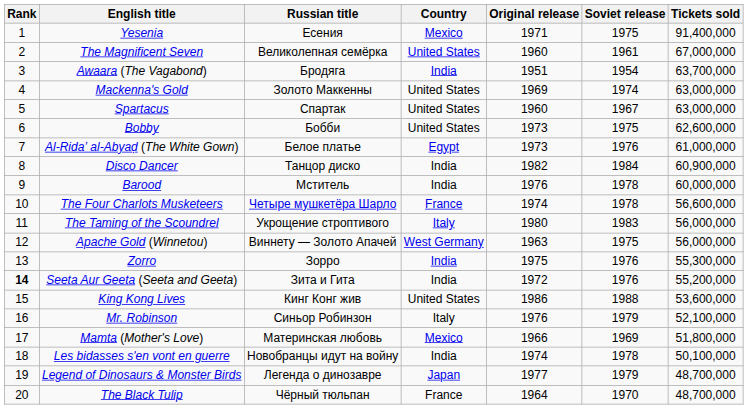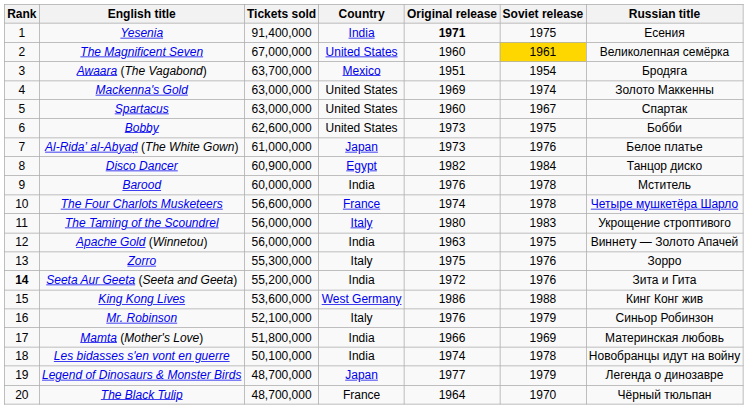columns swapped: (323, 14) <-> (706, 14)
(444, 33) Mexico -> (362, 33) India
(534, 33) normal -> (452, 33) bold
(625, 52) no background -> (543, 52) gold background
(444, 71) India -> (362, 71) Mexico
(444, 147) Egypt -> (362, 147) Japan
(444, 166) India -> (362, 166) Egypt
(444, 242) West Germany -> (362, 242) India
(444, 261) India -> (362, 261) Italy
(444, 299) United States -> (362, 299) West Germany
(444, 337) Mexico -> (362, 337) India
